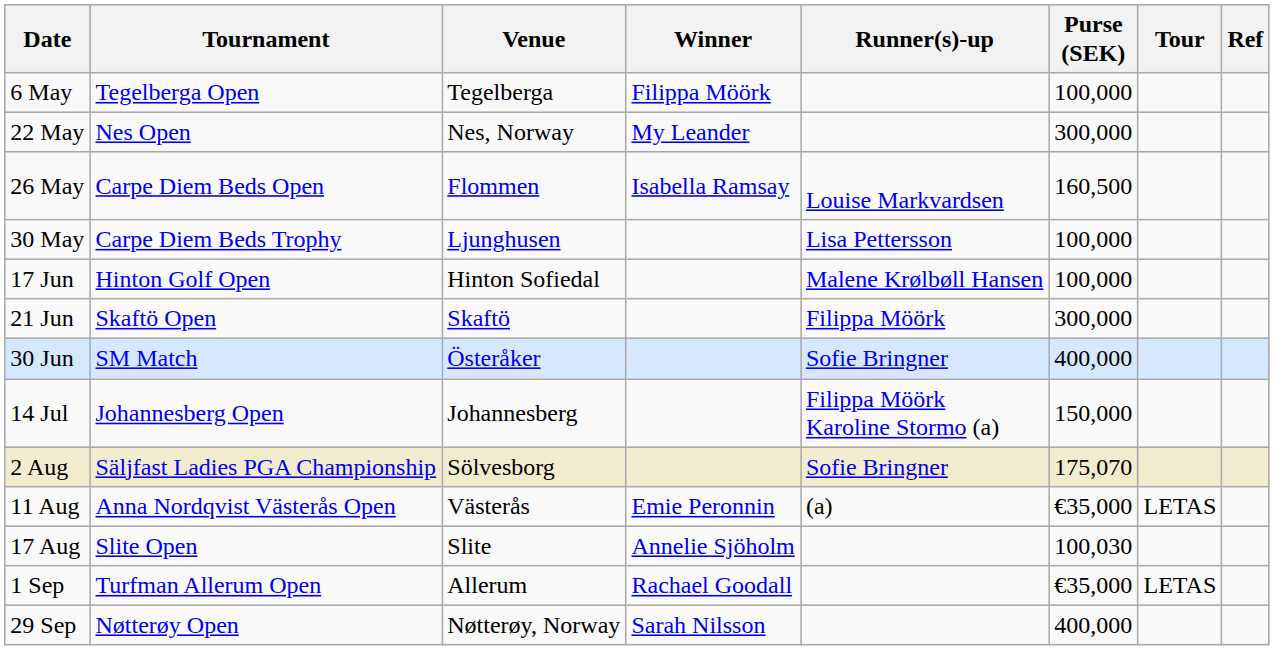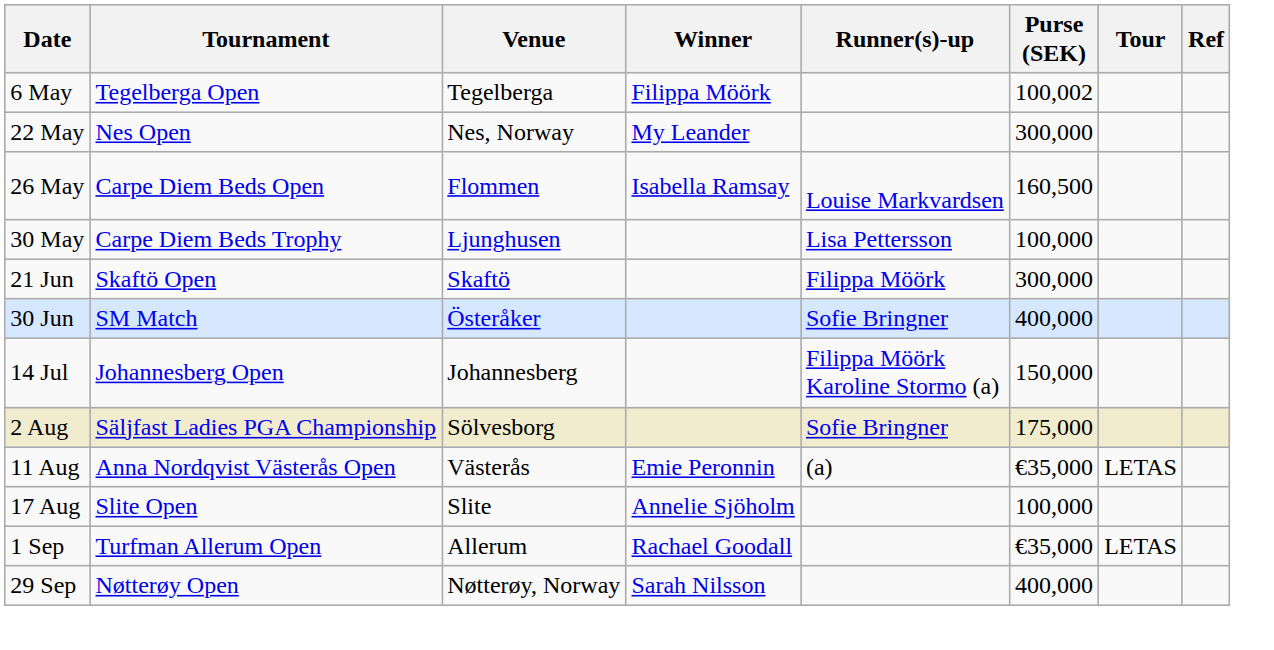(1093, 92) 100,000 -> (1054, 92) 100,002
- row: (42, 279)
(1093, 466) 175,070 -> (1054, 426) 175,000
(1093, 545) 100,030 -> (1054, 505) 100,000
